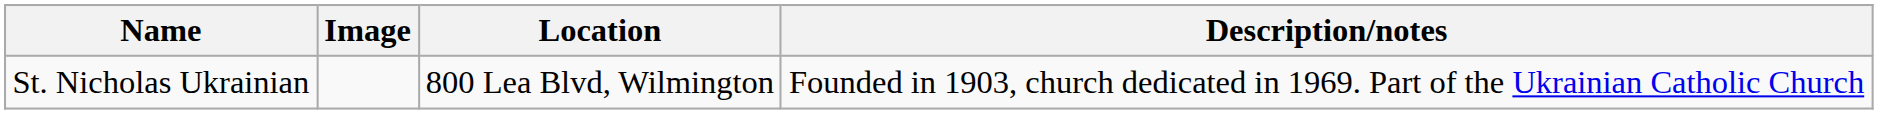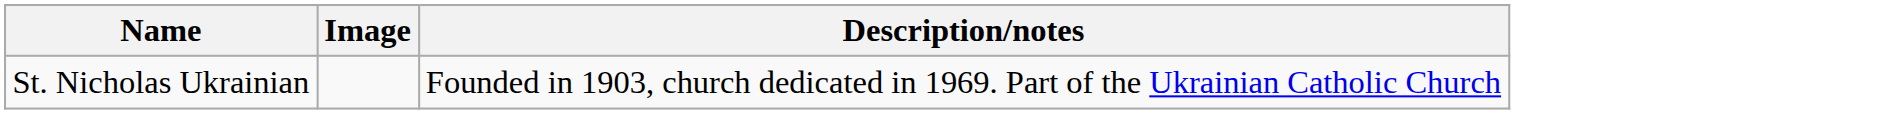- column: (600, 30)
